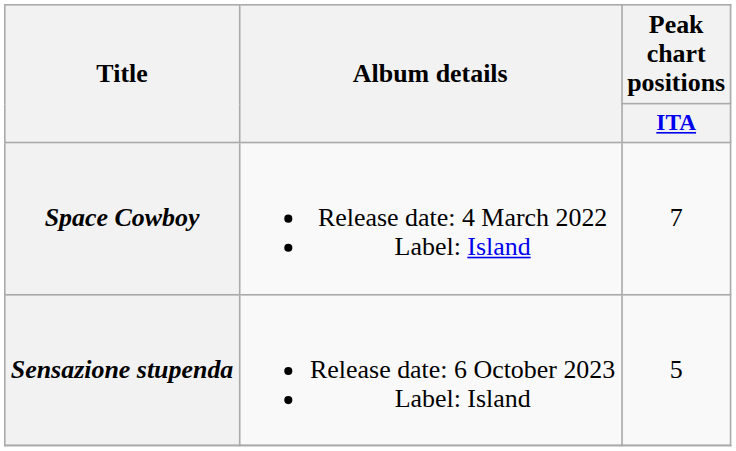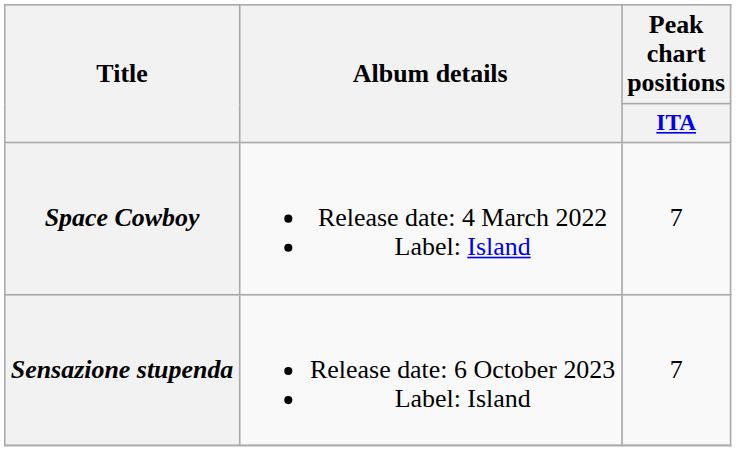(676, 369) 5 -> (676, 369) 7
